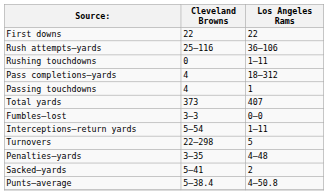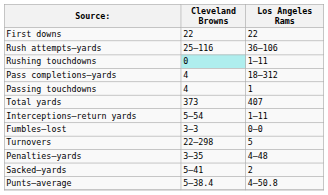(186, 61) no background -> (186, 61) paleturquoise background
rows swapped: (71, 129) <-> (36, 116)
